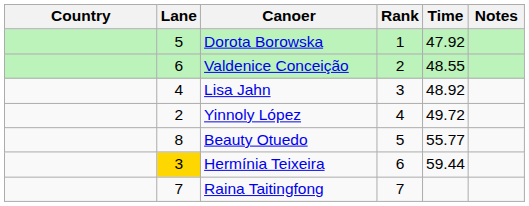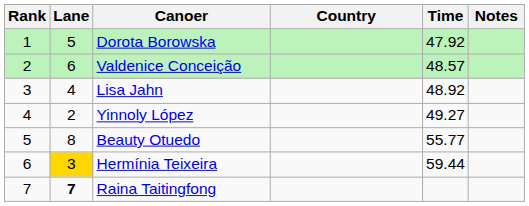columns swapped: (400, 16) <-> (81, 16)
(446, 66) 48.55 -> (446, 66) 48.57
(446, 115) 49.72 -> (446, 115) 49.27
(179, 189) normal -> (71, 189) bold
